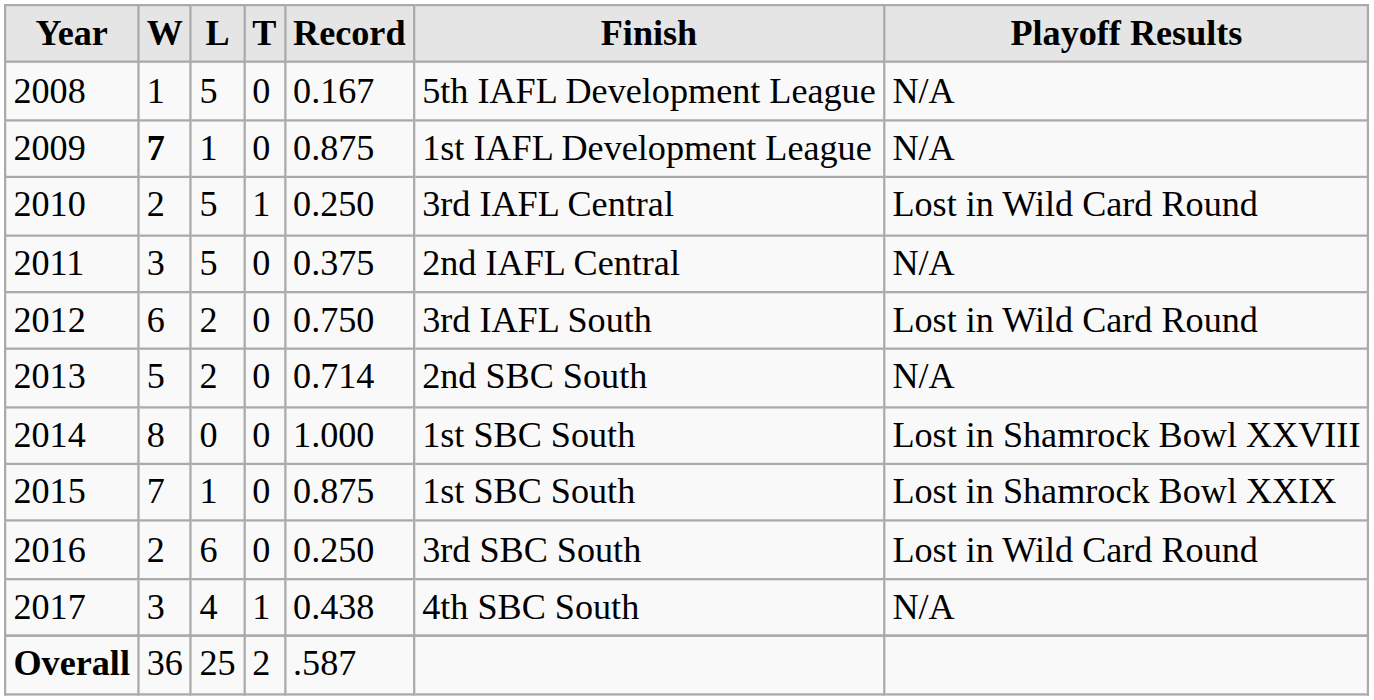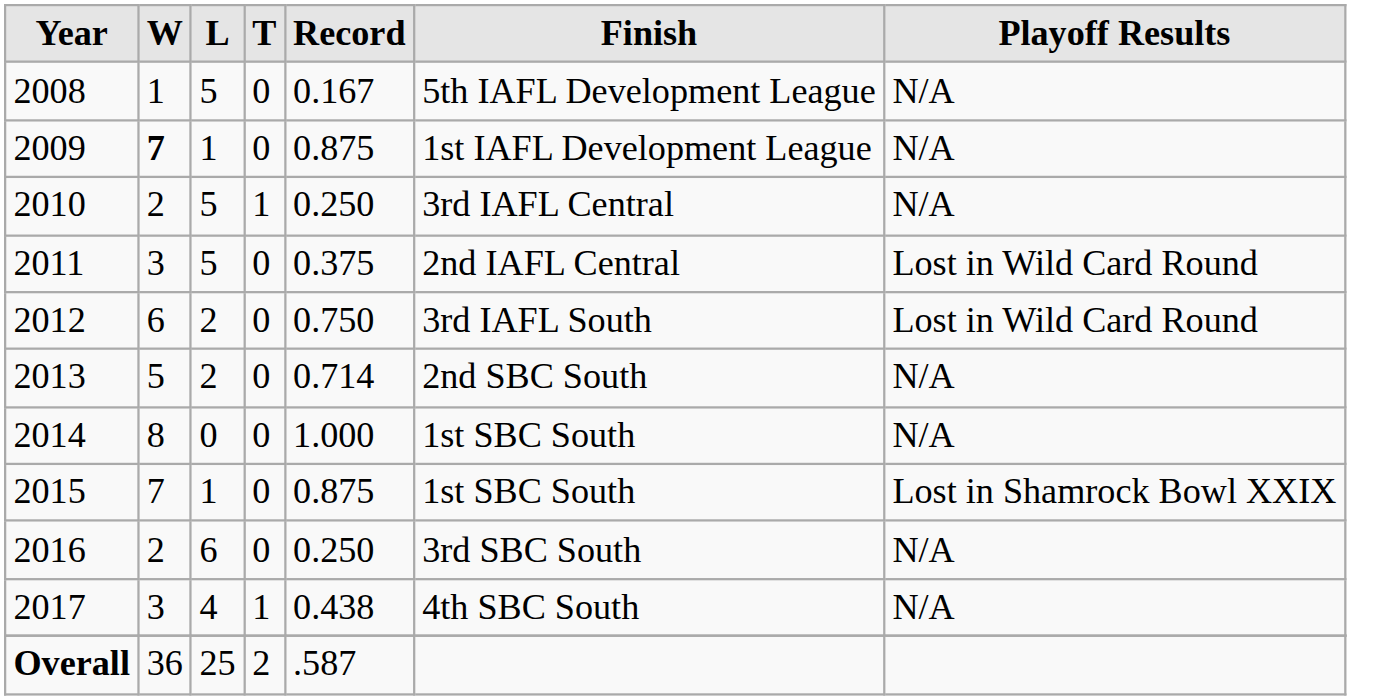(1075, 205) Lost in Wild Card Round -> (924, 205) N/A
(924, 262) N/A -> (1075, 262) Lost in Wild Card Round
(1126, 434) Lost in Shamrock Bowl XXVIII -> (924, 434) N/A
(1075, 549) Lost in Wild Card Round -> (924, 549) N/A
